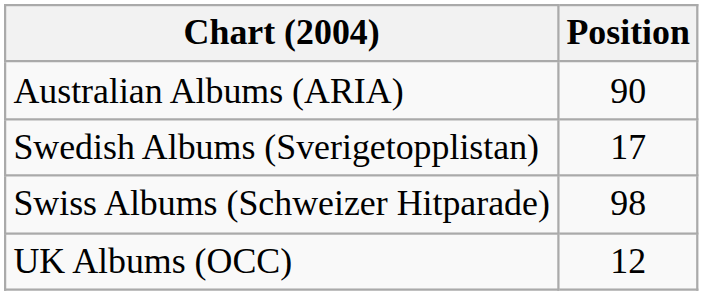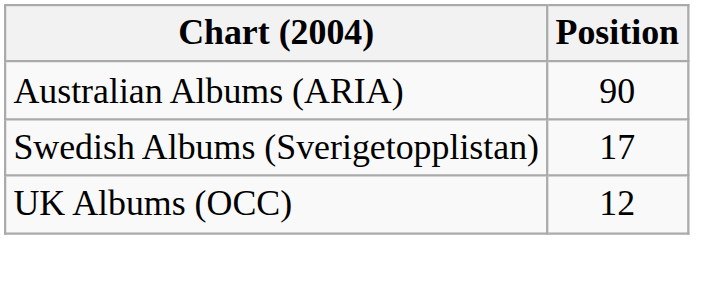- row: (282, 203)
